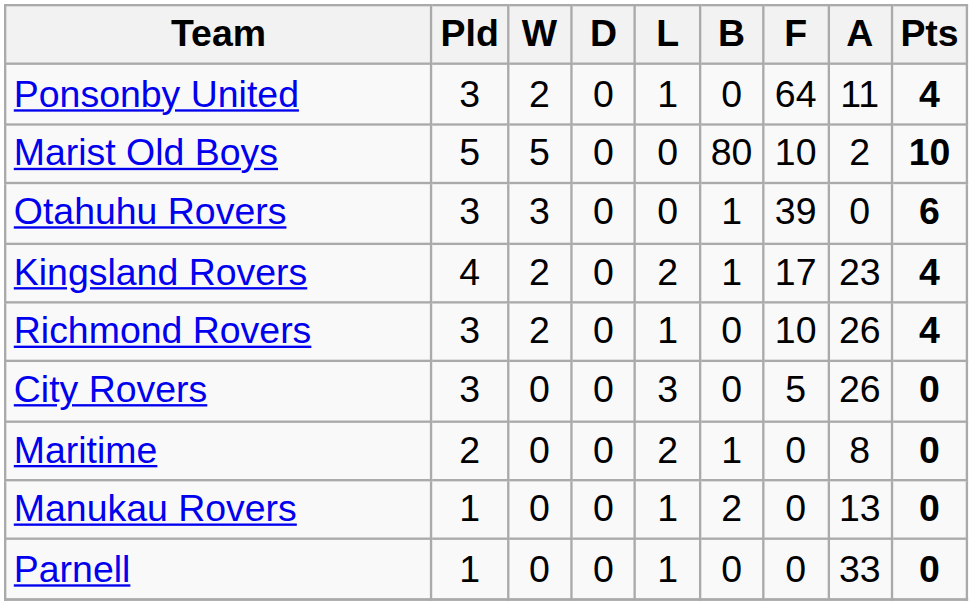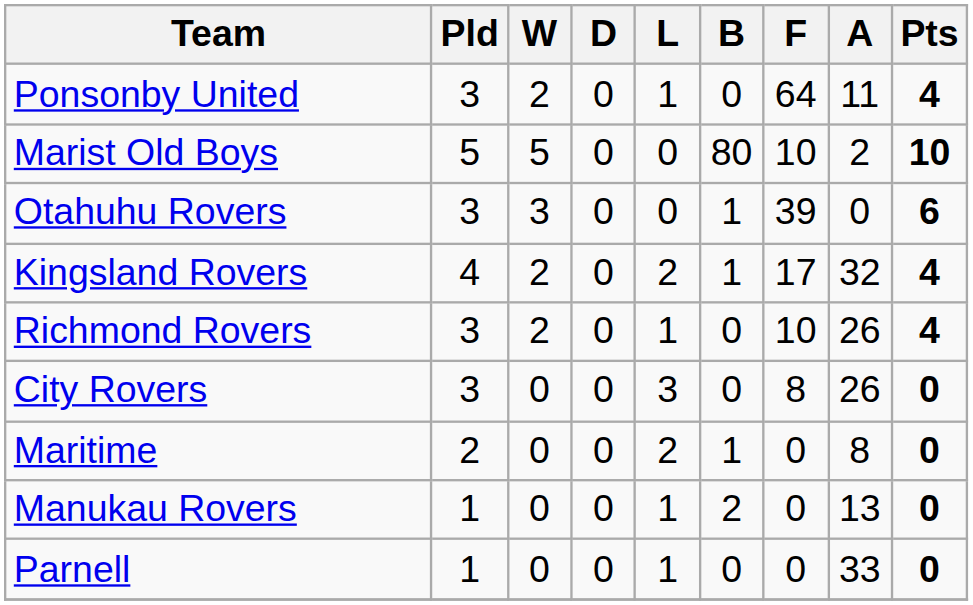(860, 271) 23 -> (860, 271) 32
(796, 390) 5 -> (796, 390) 8
